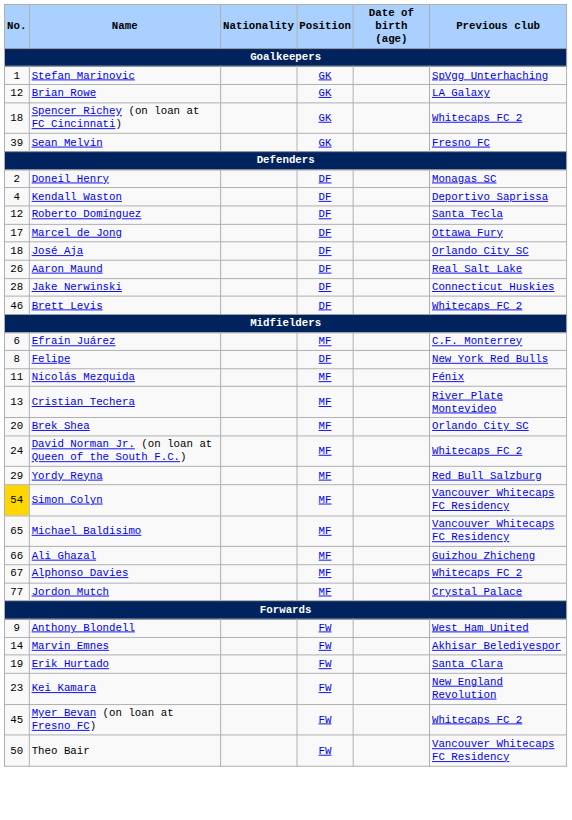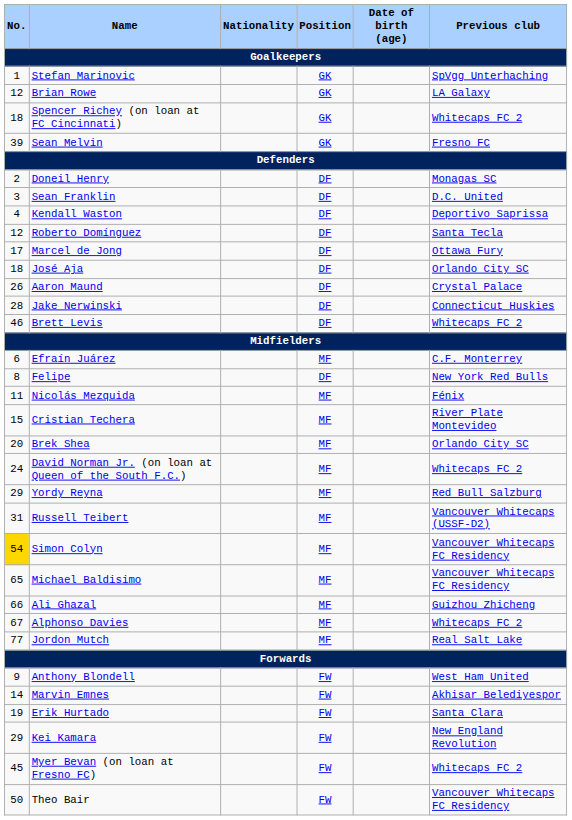+ row: (74, 196)
(477, 269) Real Salt Lake -> (477, 287) Crystal Palace
(17, 402) 13 -> (17, 420) 15
+ row: (80, 518)
(477, 592) Crystal Palace -> (477, 641) Real Salt Lake
(17, 688) 23 -> (17, 738) 29
